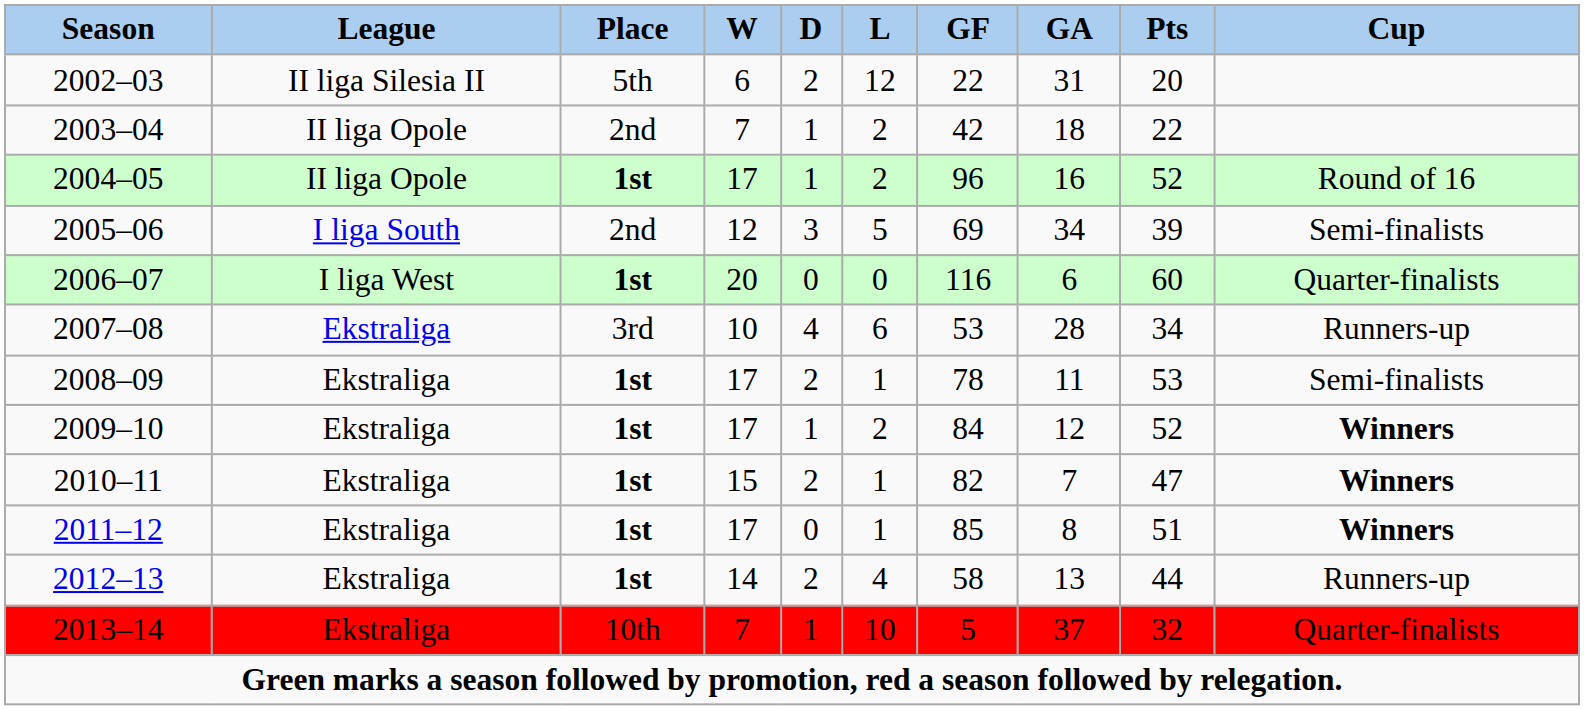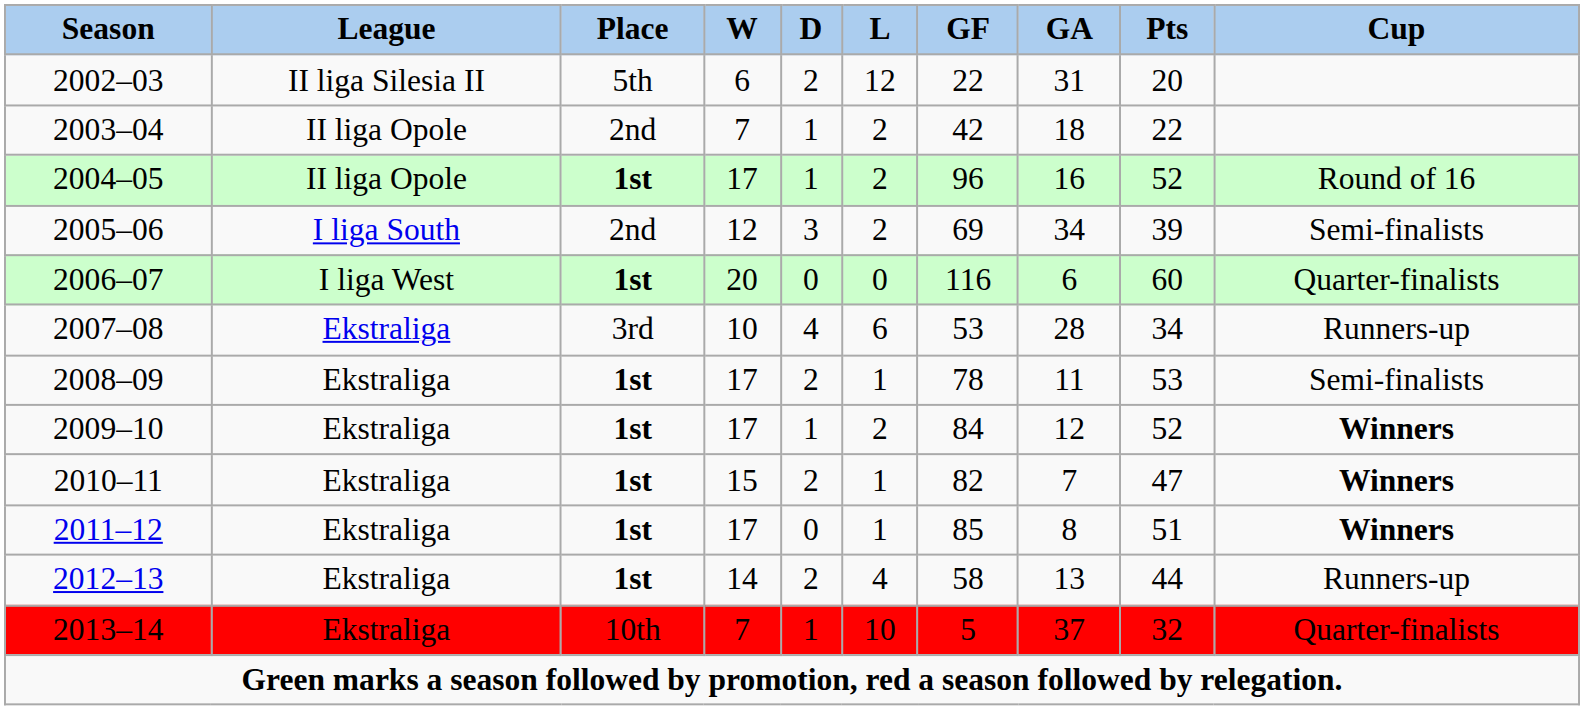(880, 229) 5 -> (880, 229) 2
